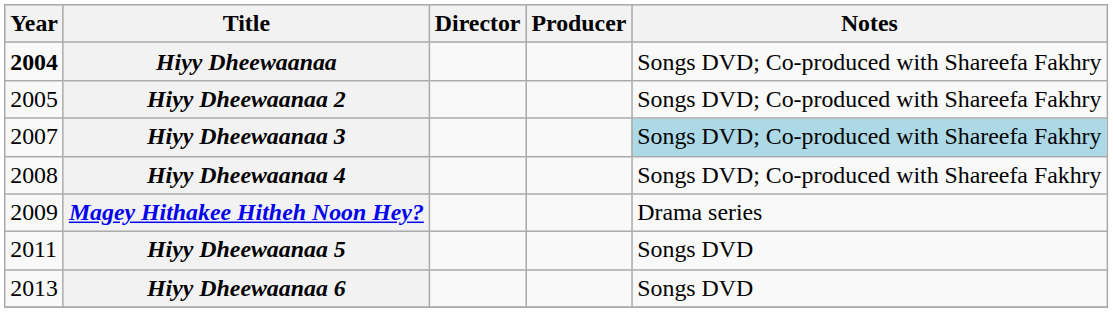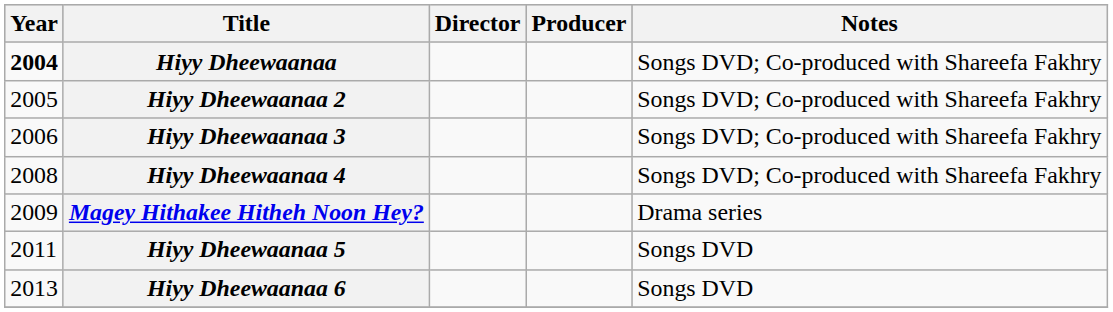(34, 136) 2007 -> (34, 136) 2006
(869, 136) lightblue background -> (869, 136) no background
